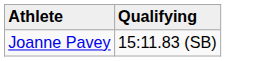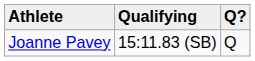+ column: (235, 17)
